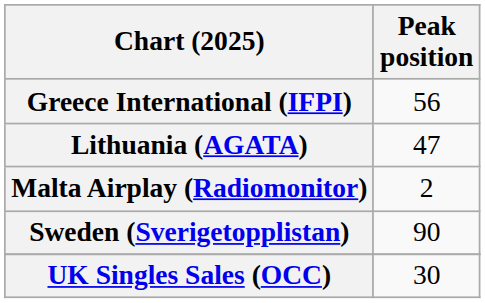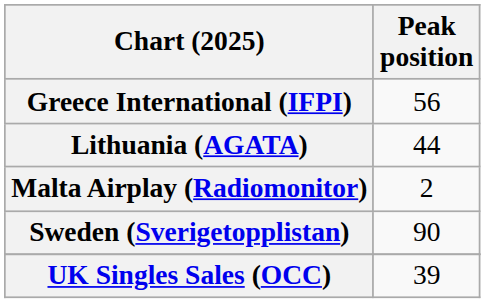(427, 144) 47 -> (427, 144) 44
(427, 275) 30 -> (427, 275) 39
